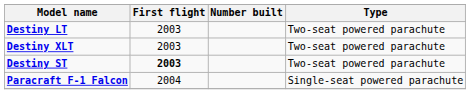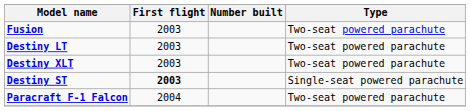+ row: (25, 29)
(366, 63) Two-seat powered parachute -> (375, 80) Single-seat powered parachute
(375, 80) Single-seat powered parachute -> (366, 97) Two-seat powered parachute
